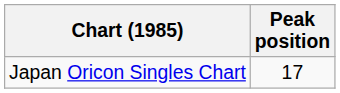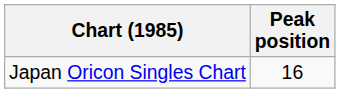(292, 72) 17 -> (292, 72) 16
